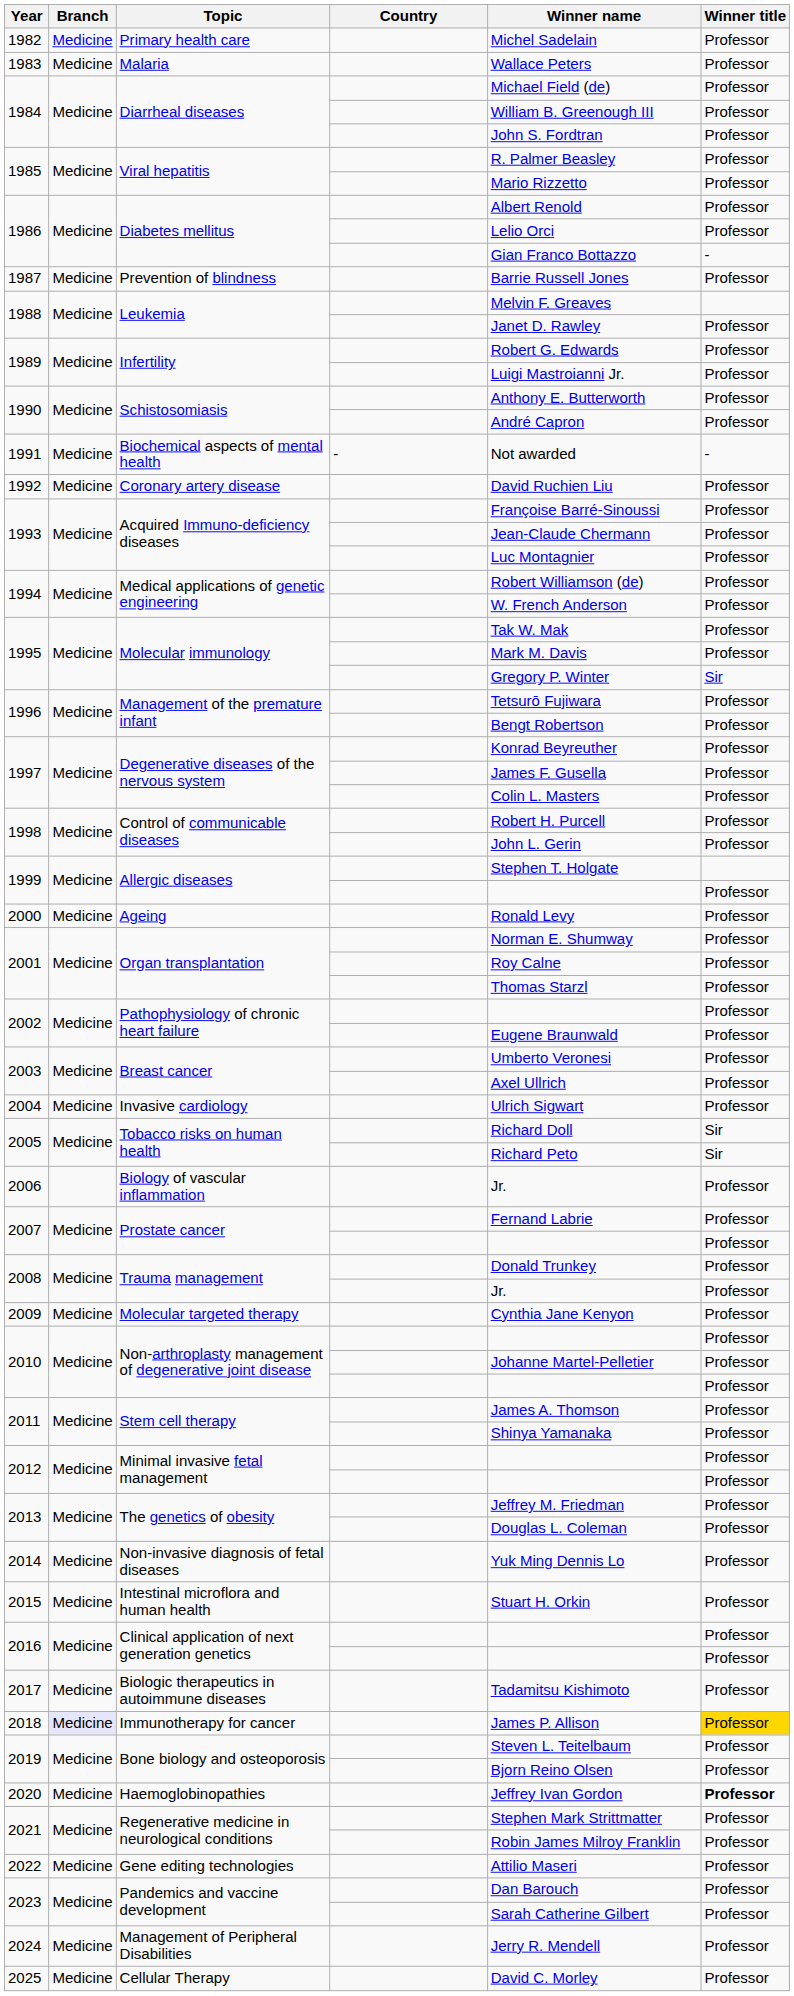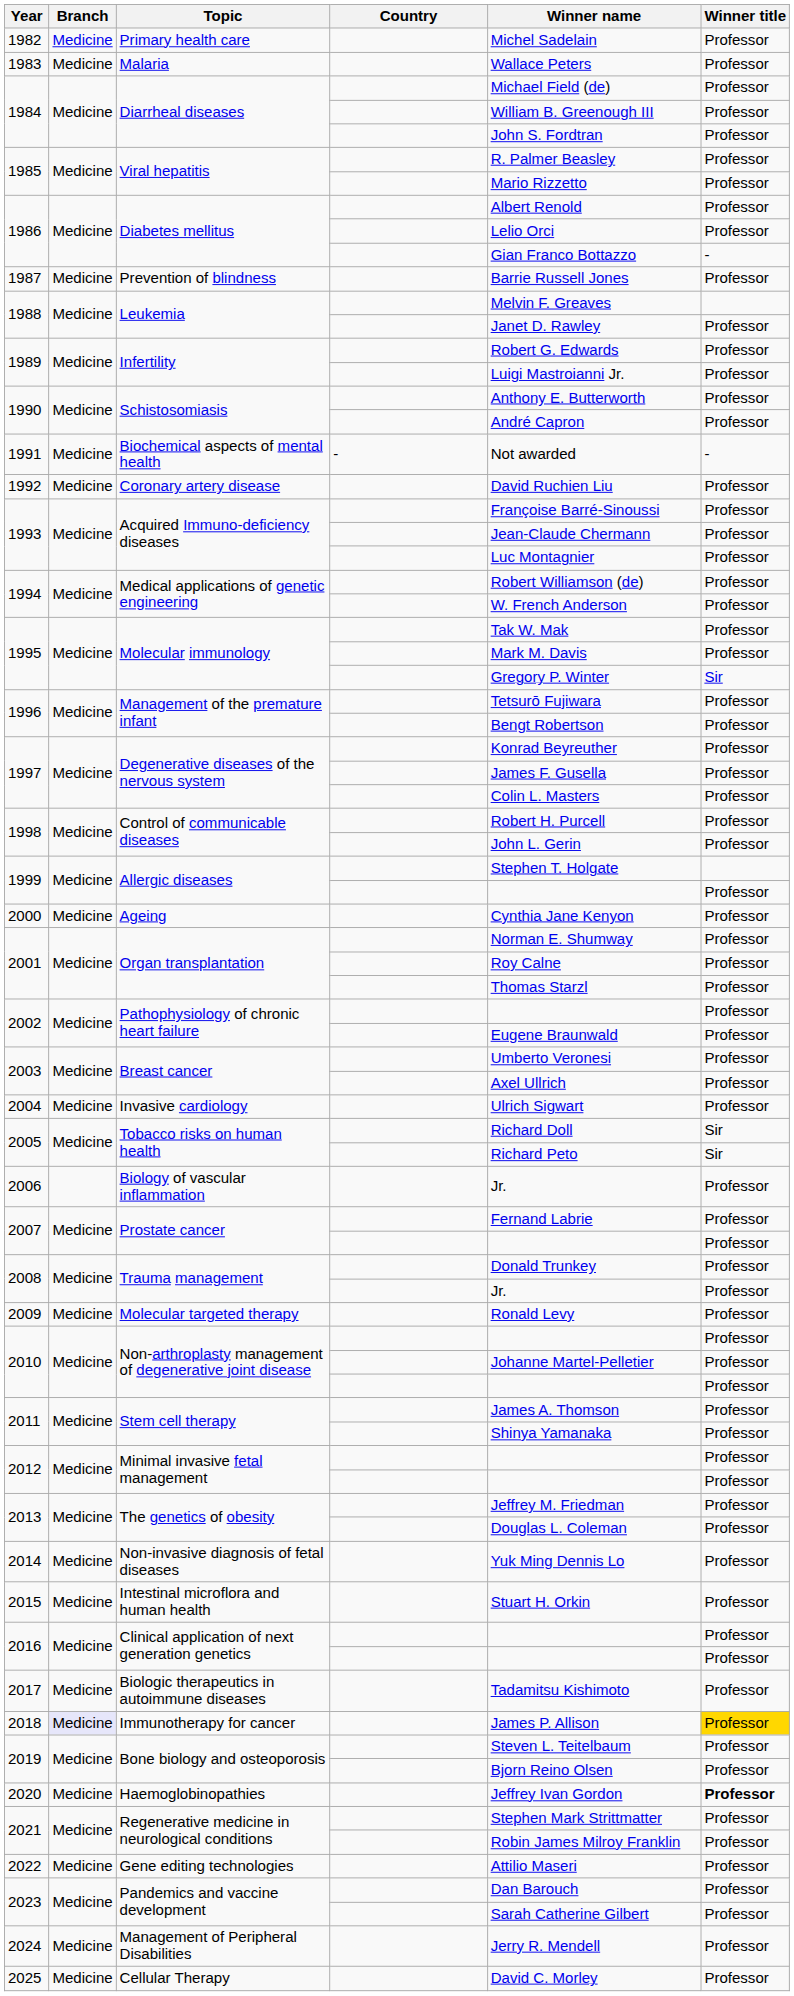(532, 915) Ronald Levy -> (562, 915) Cynthia Jane Kenyon
(562, 1314) Cynthia Jane Kenyon -> (532, 1314) Ronald Levy
